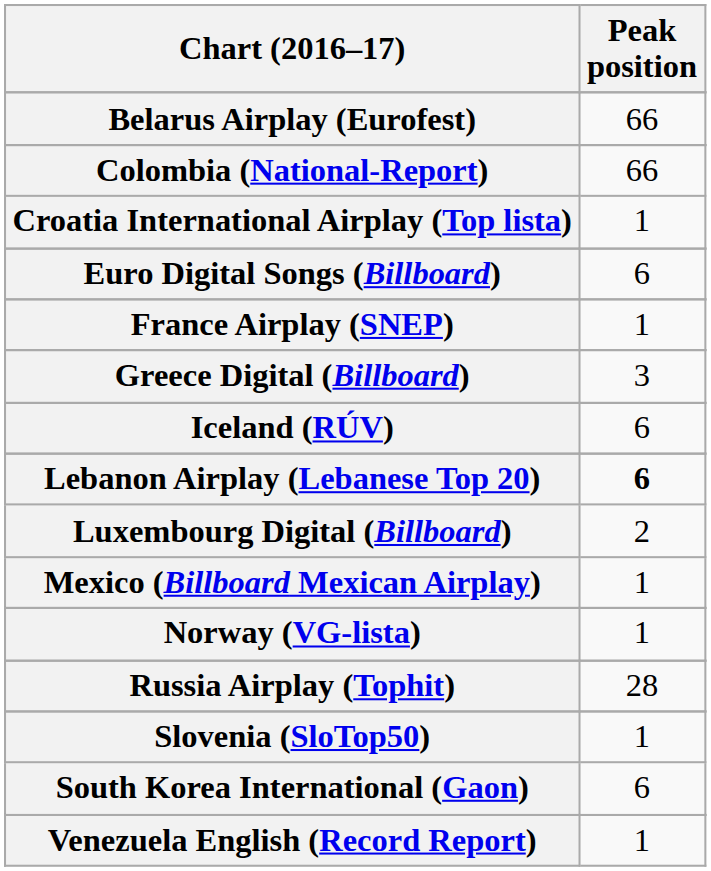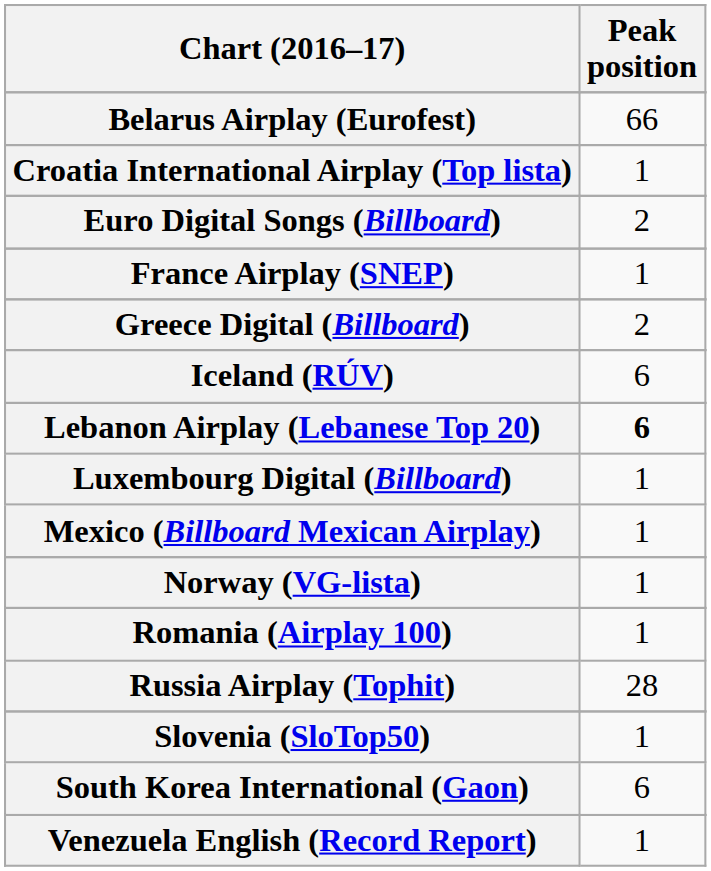- row: (292, 169)
(642, 272) 6 -> (642, 221) 2
(642, 375) 3 -> (642, 324) 2
(642, 530) 2 -> (642, 478) 1
+ row: (292, 633)
